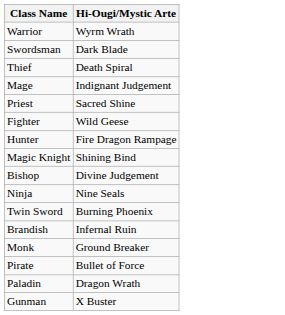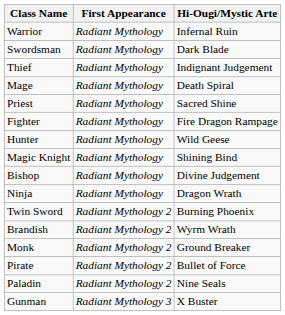+ column: (124, 13)
(105, 31) Wyrm Wrath -> (207, 31) Infernal Ruin
(104, 67) Death Spiral -> (225, 67) Indignant Judgement
(123, 85) Indignant Judgement -> (205, 85) Death Spiral
(102, 121) Wild Geese -> (227, 121) Fire Dragon Rampage
(126, 139) Fire Dragon Rampage -> (203, 139) Wild Geese
(100, 193) Nine Seals -> (209, 193) Dragon Wrath
(106, 229) Infernal Ruin -> (206, 229) Wyrm Wrath
(108, 283) Dragon Wrath -> (201, 283) Nine Seals
